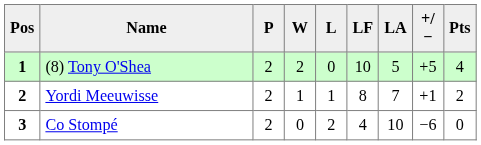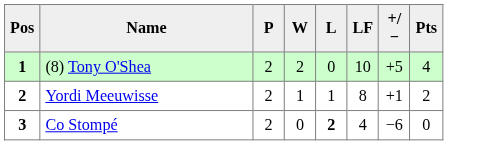- column: (395, 28)
(331, 125) normal -> (331, 125) bold
